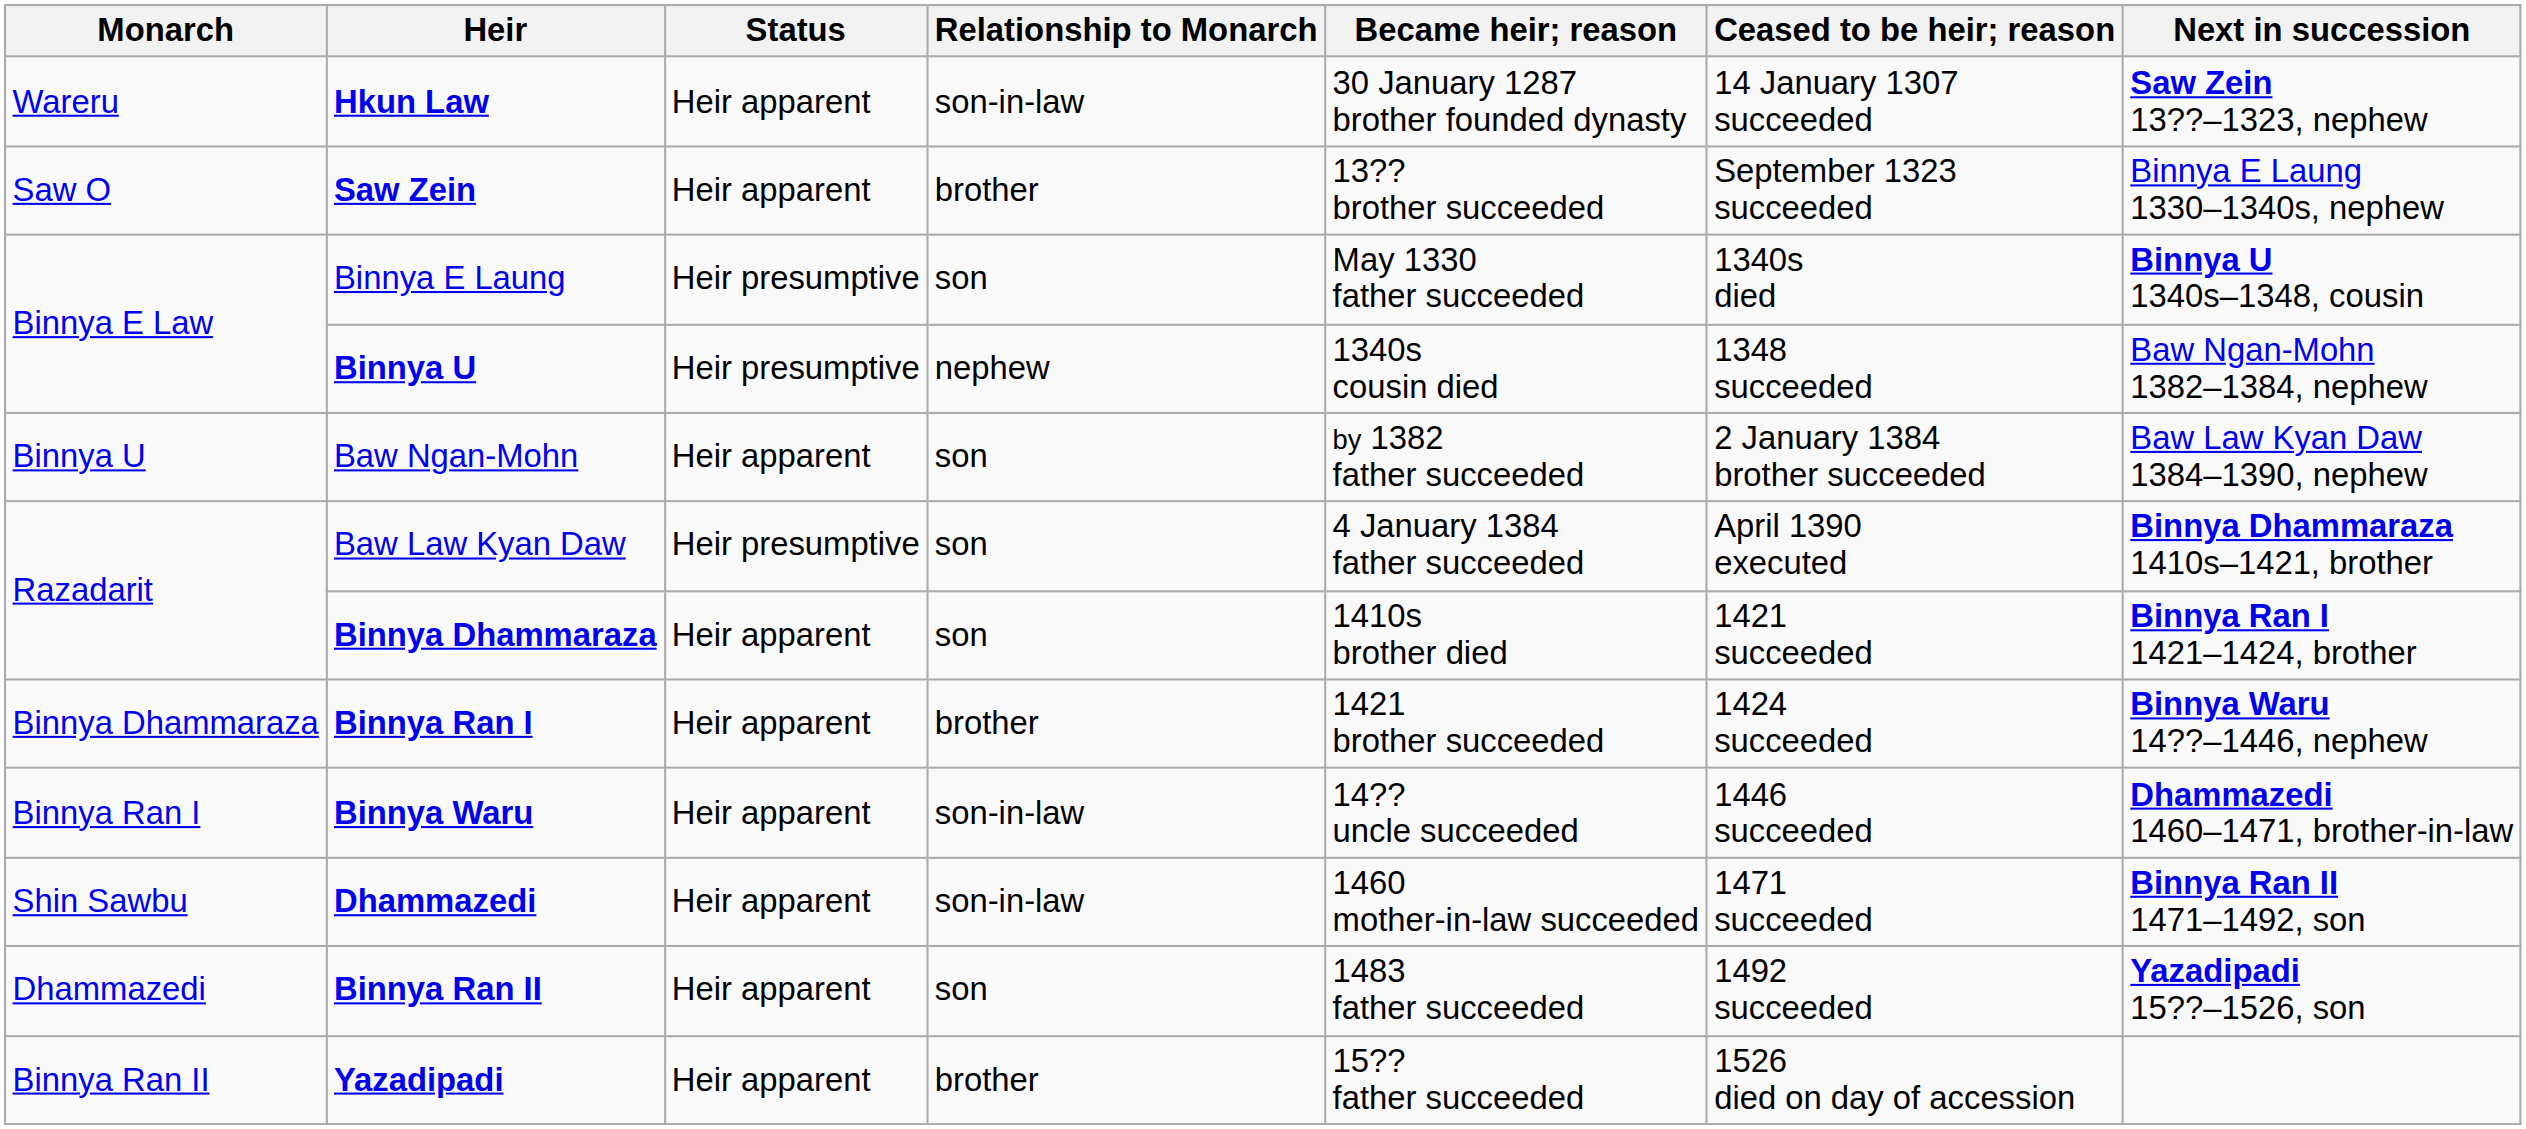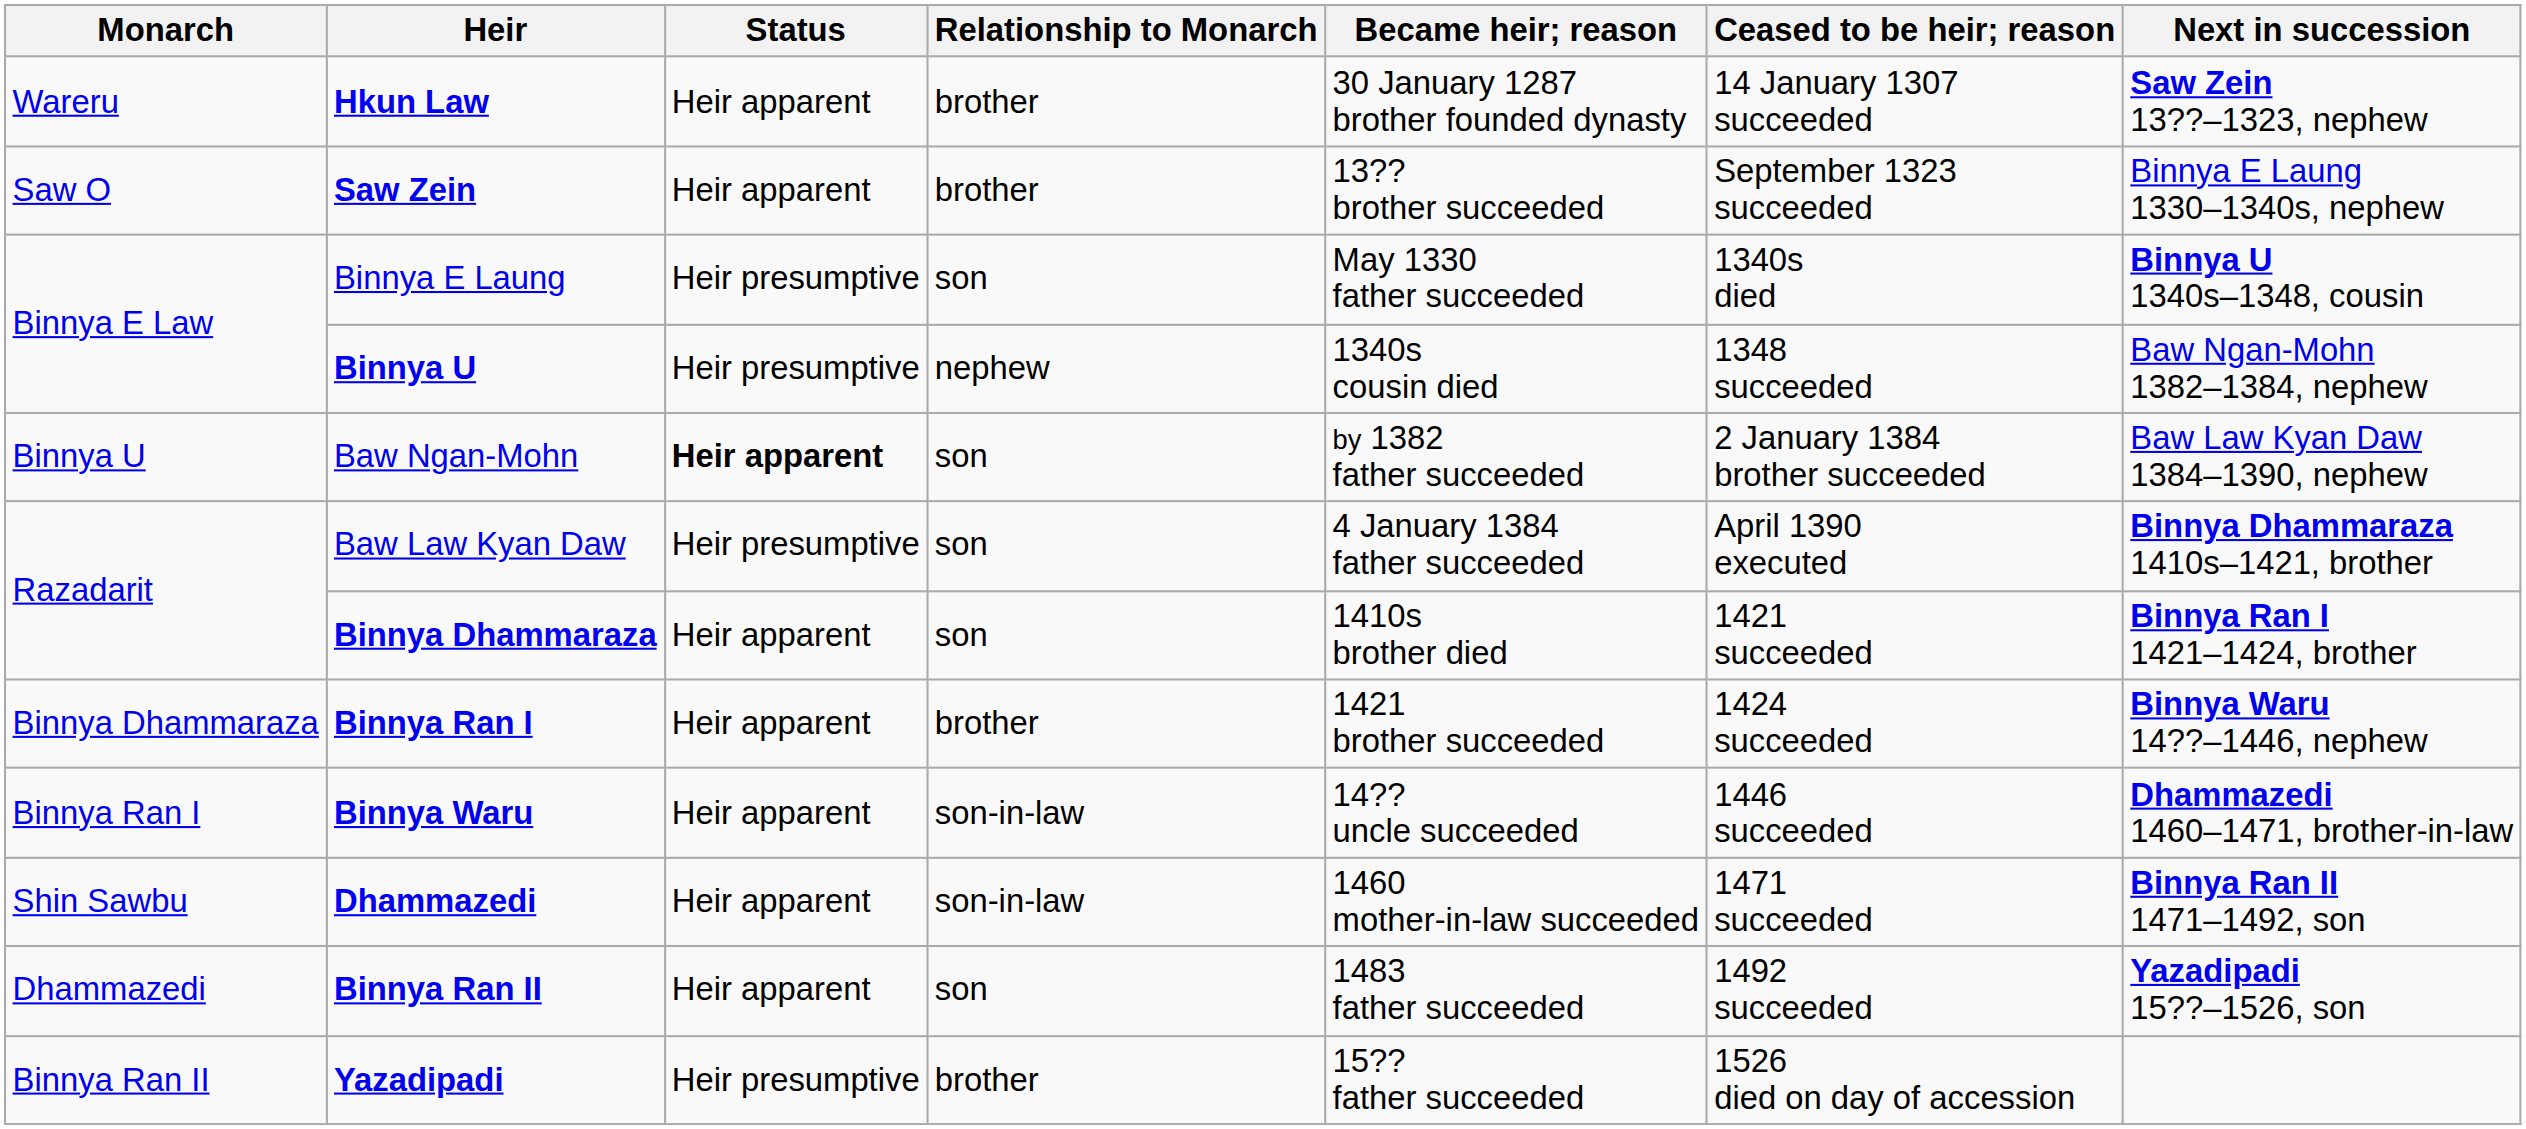(1010, 100) son-in-law -> (987, 100) brother
(771, 456) normal -> (777, 456) bold
(771, 1079) Heir apparent -> (796, 1079) Heir presumptive
